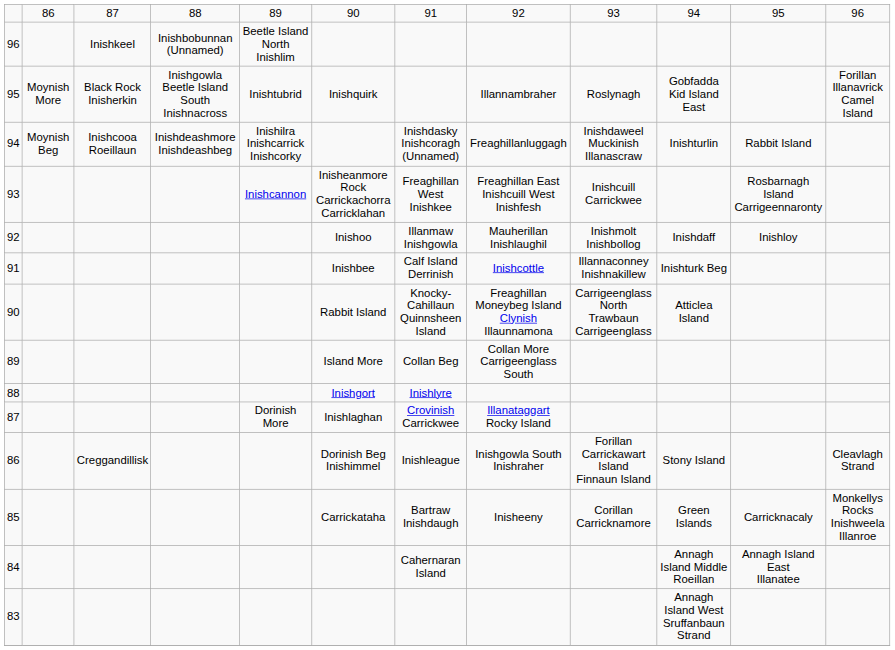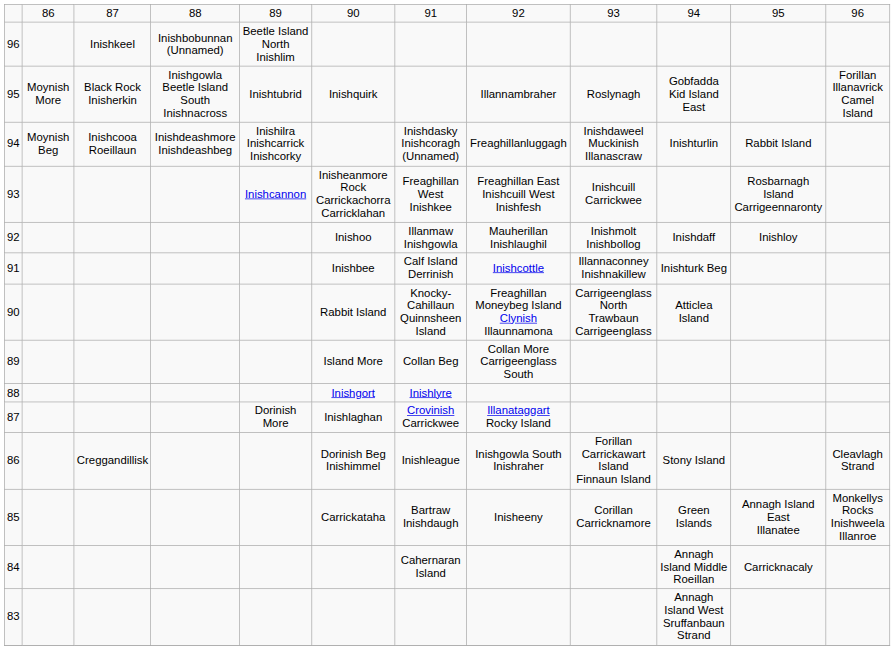(778, 517) Carricknacaly -> (778, 517) Annagh Island East Illanatee
(778, 567) Annagh Island East Illanatee -> (778, 567) Carricknacaly
